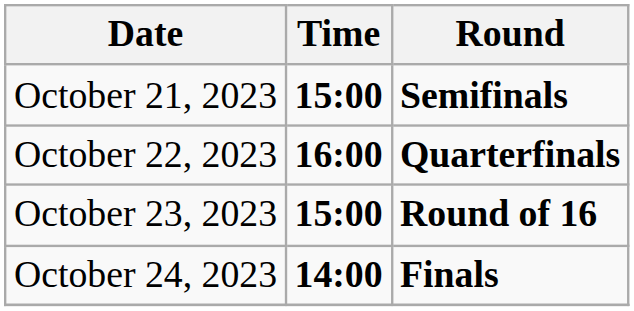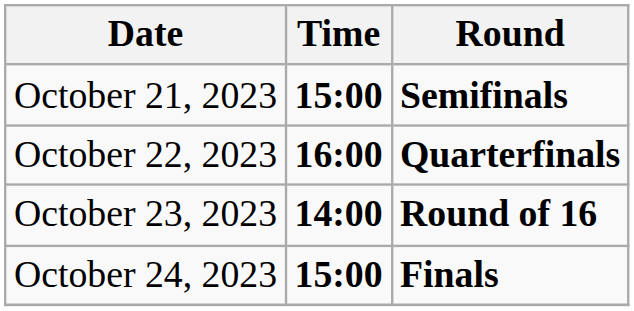(339, 214) 15:00 -> (339, 214) 14:00
(339, 273) 14:00 -> (339, 273) 15:00
